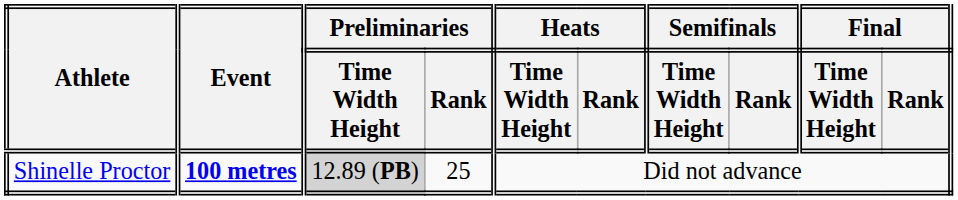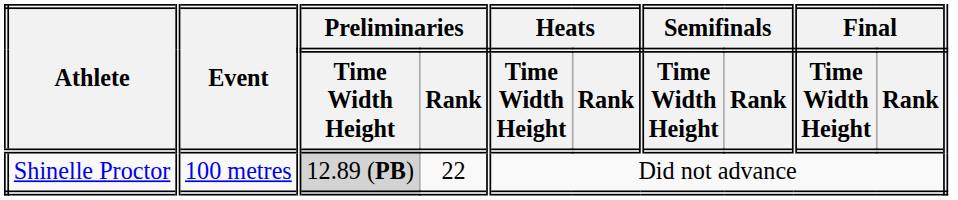(241, 171) bold -> (238, 171) normal
(458, 171) 25 -> (454, 171) 22
